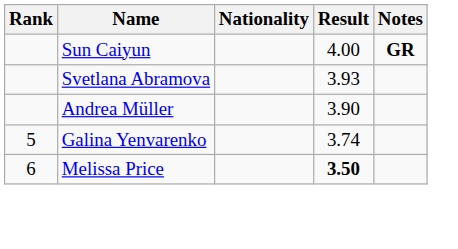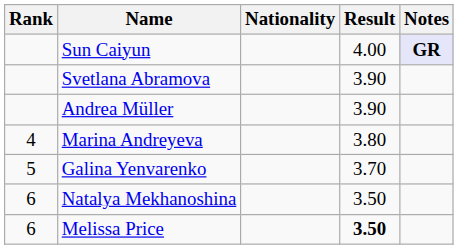(400, 49) no background -> (427, 49) lavender background
(343, 79) 3.93 -> (370, 79) 3.90
+ row: (132, 139)
(343, 139) 3.74 -> (370, 169) 3.70
+ row: (149, 199)
